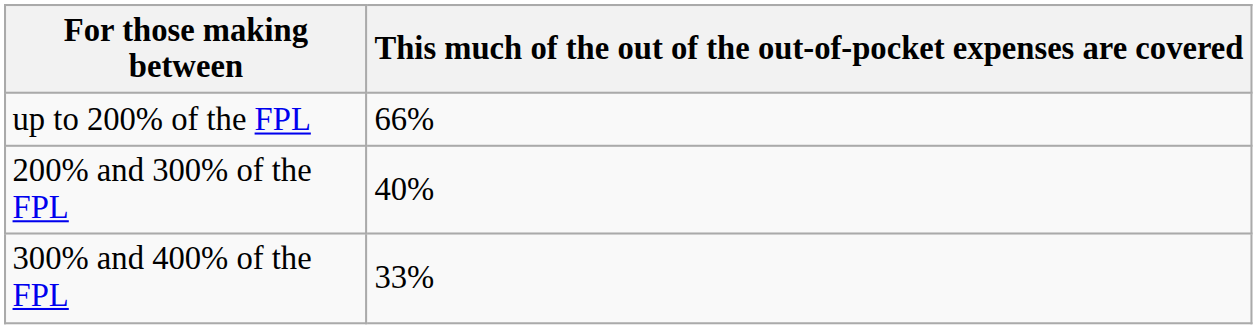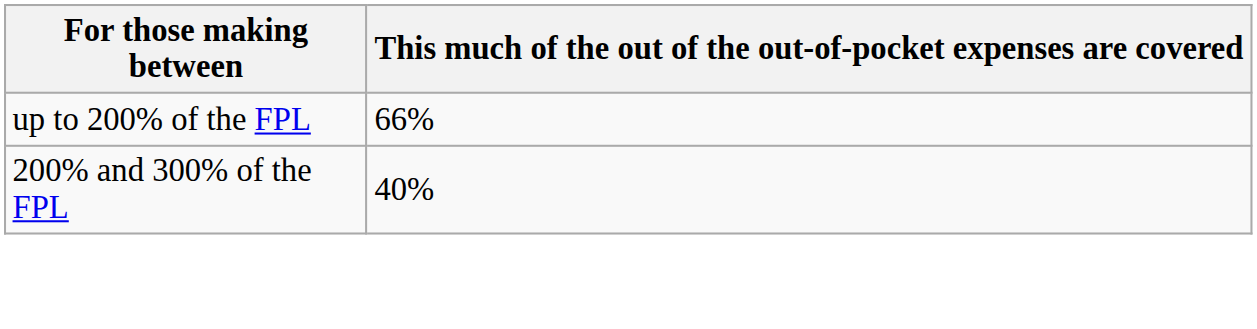- row: (162, 277)
